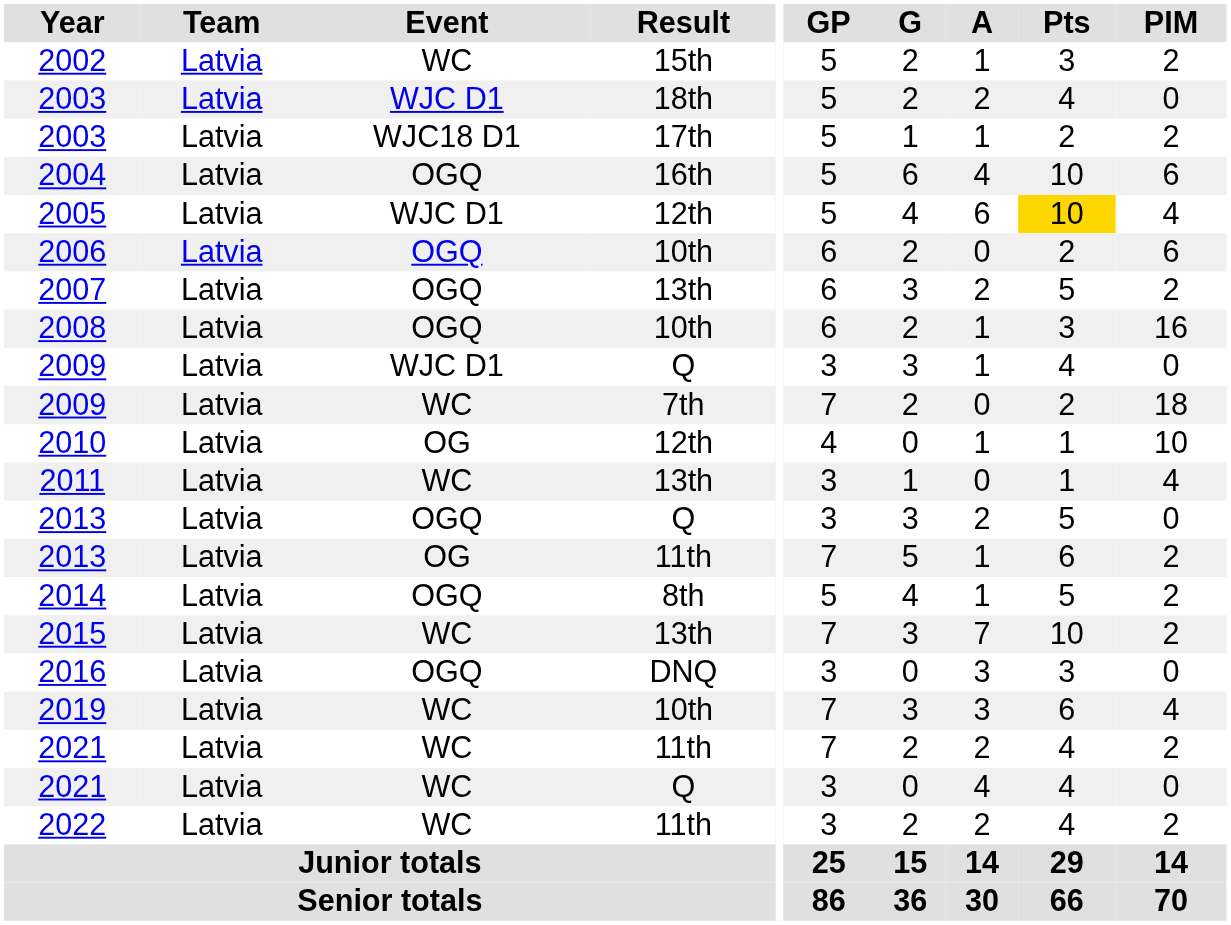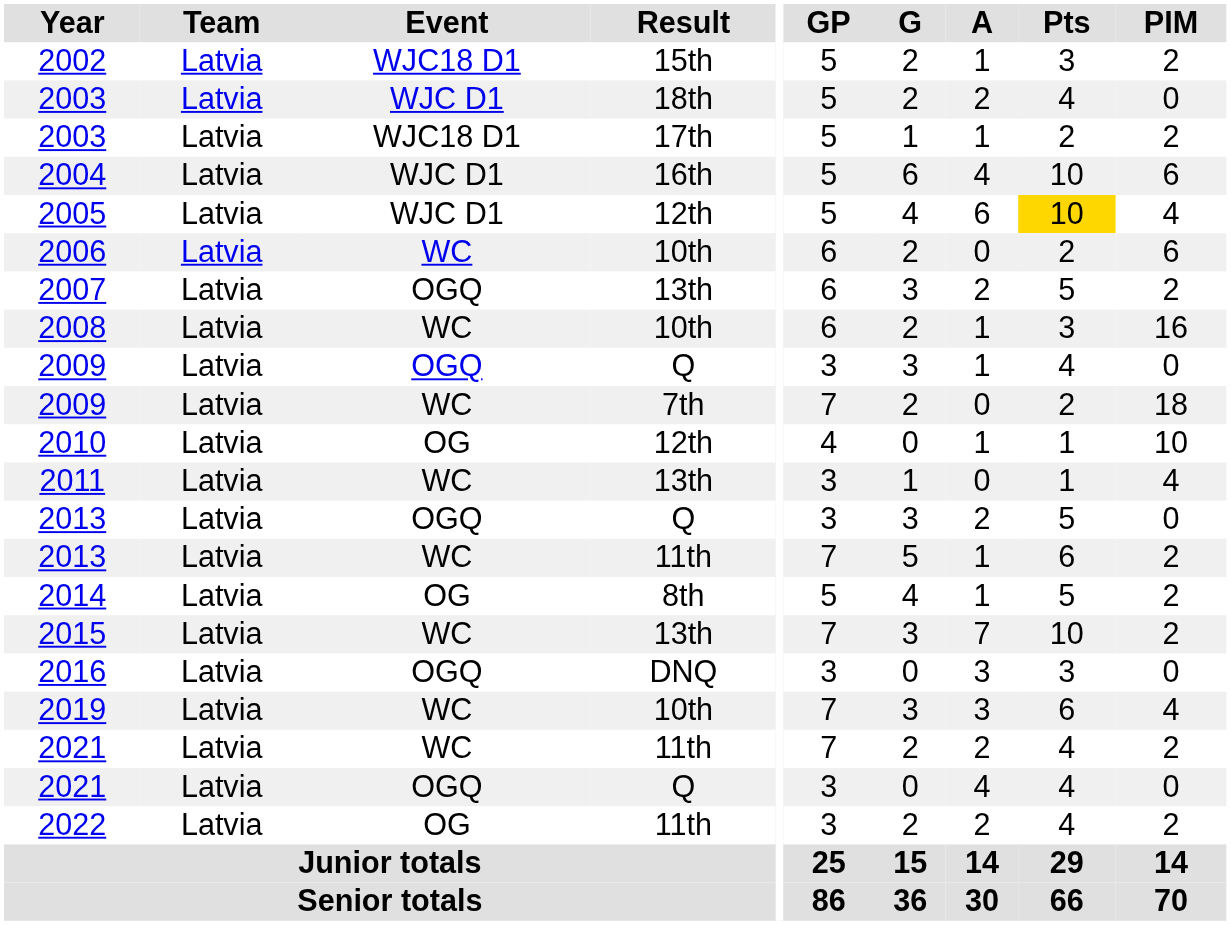(447, 60) WC -> (447, 60) WJC18 D1
(447, 175) OGQ -> (447, 175) WJC D1
(447, 251) OGQ -> (447, 251) WC
(447, 328) OGQ -> (447, 328) WC
(447, 366) WJC D1 -> (447, 366) OGQ
(447, 557) OG -> (447, 557) WC
(447, 595) OGQ -> (447, 595) OG
(447, 786) WC -> (447, 786) OGQ
(447, 824) WC -> (447, 824) OG
